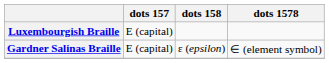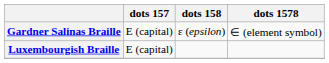rows swapped: (64, 49) <-> (64, 31)
